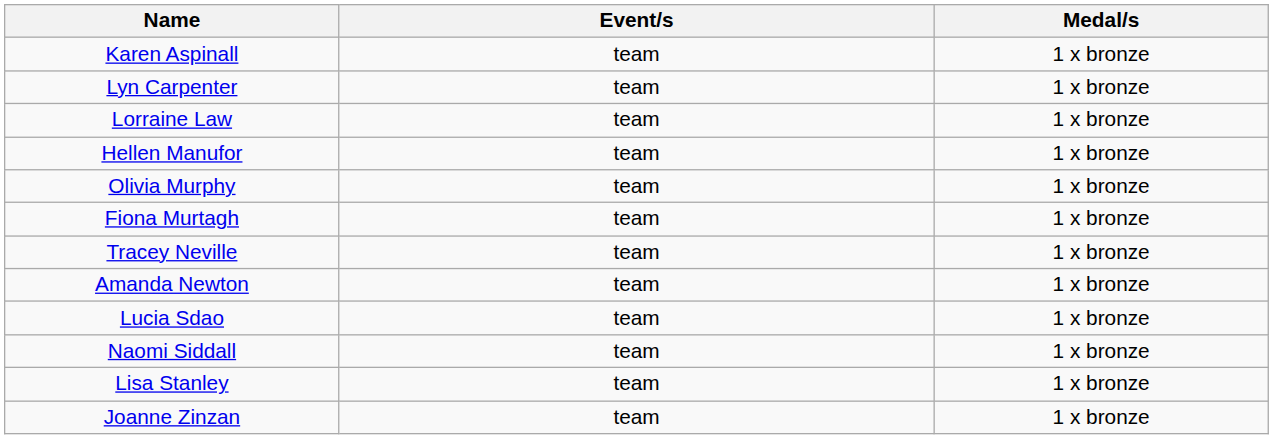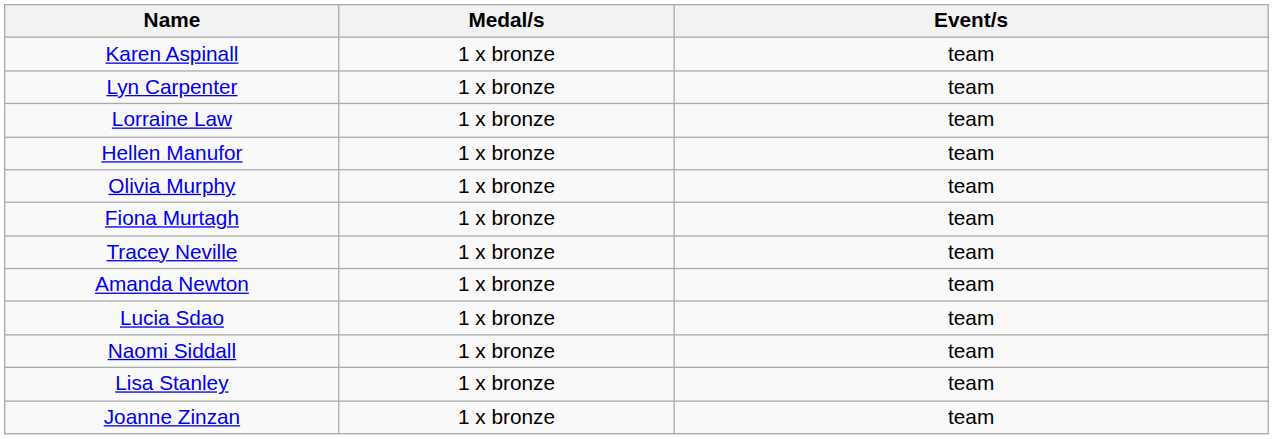columns swapped: (637, 20) <-> (1101, 20)
